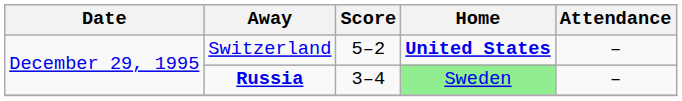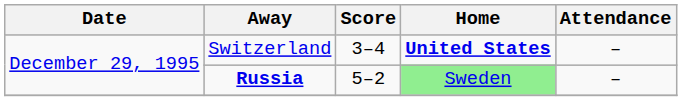(368, 50) 5–2 -> (368, 50) 3–4
(368, 80) 3–4 -> (368, 80) 5–2
